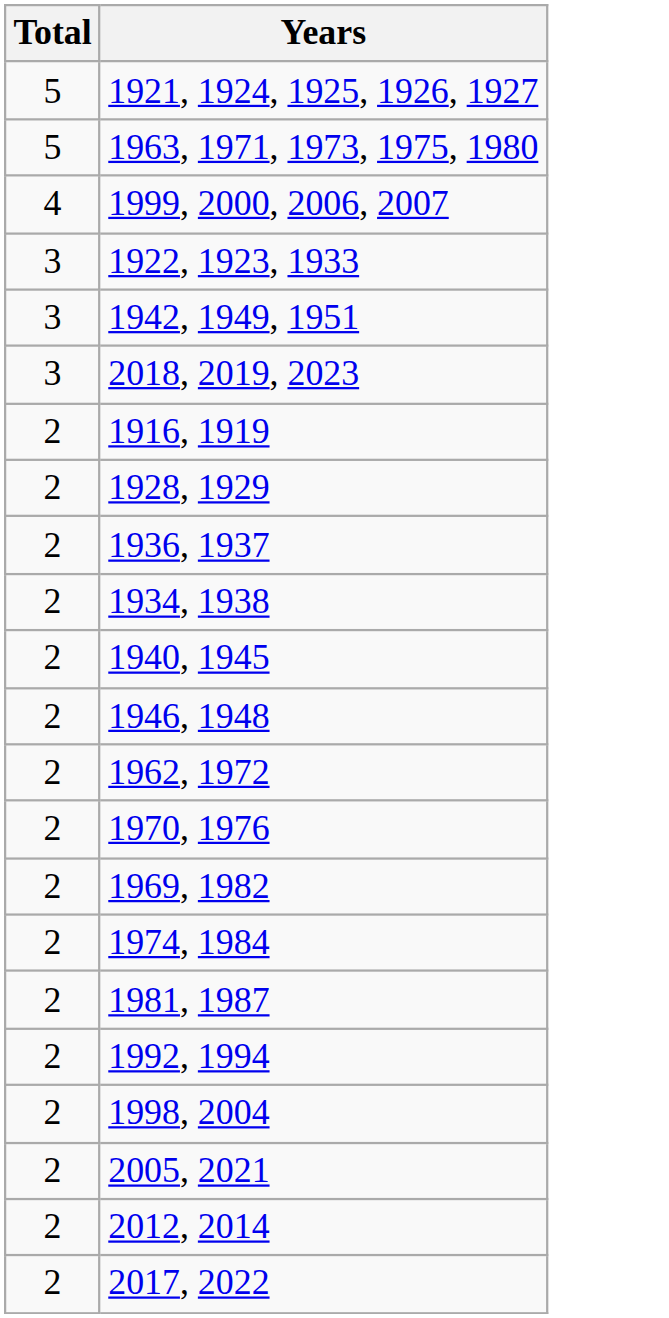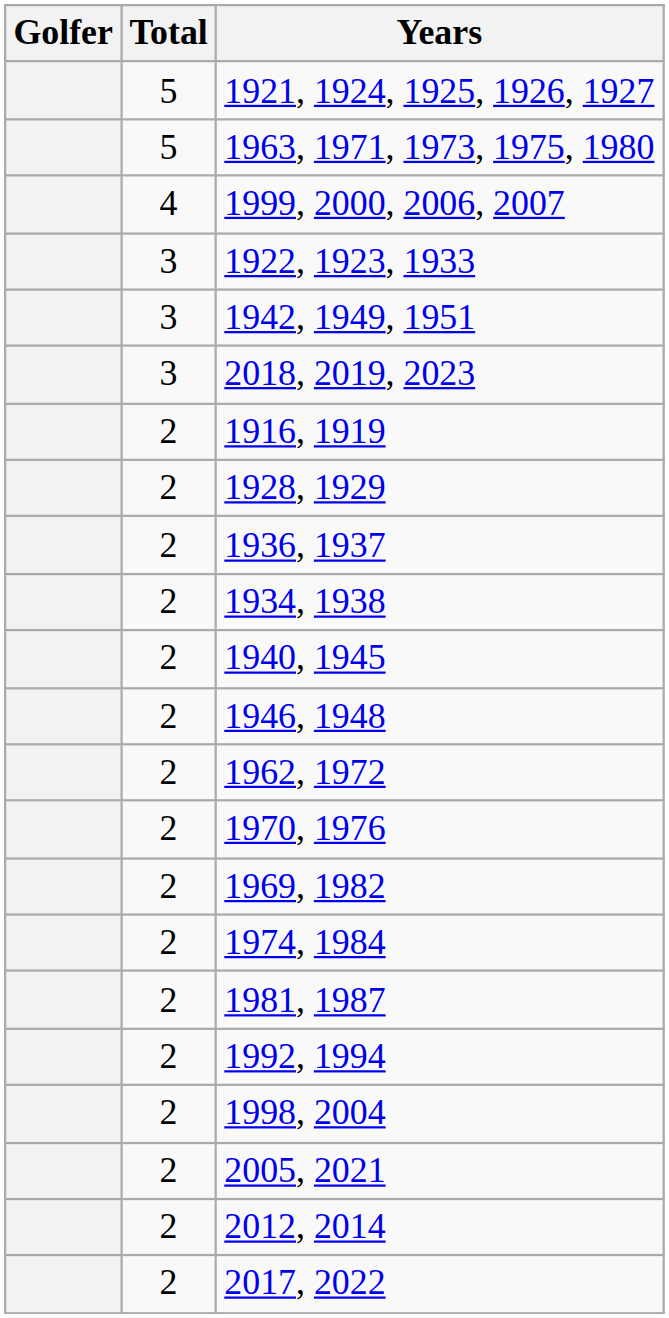+ column: (63, 32)
